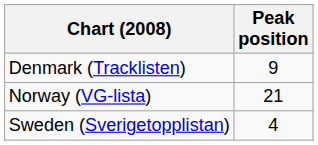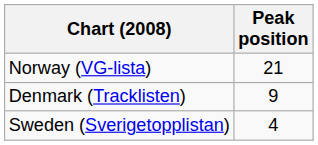rows swapped: (97, 67) <-> (80, 96)
